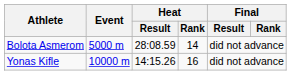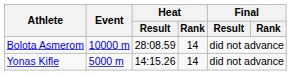(106, 45) 5000 m -> (109, 45) 10000 m
(109, 62) 10000 m -> (106, 62) 5000 m
(193, 62) 16 -> (193, 62) 14
